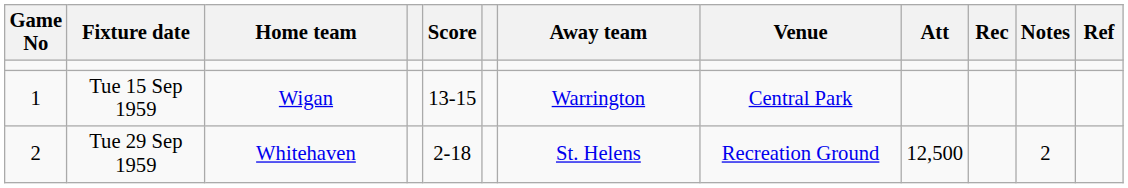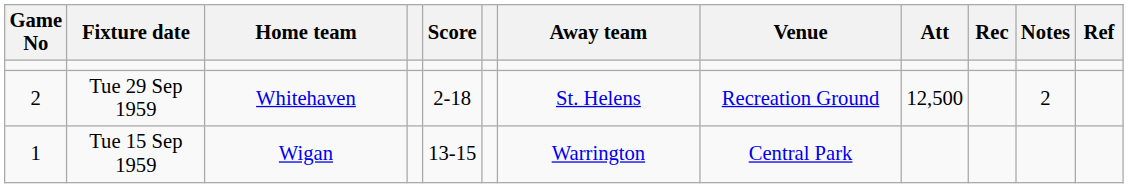rows swapped: (136, 97) <-> (136, 153)
